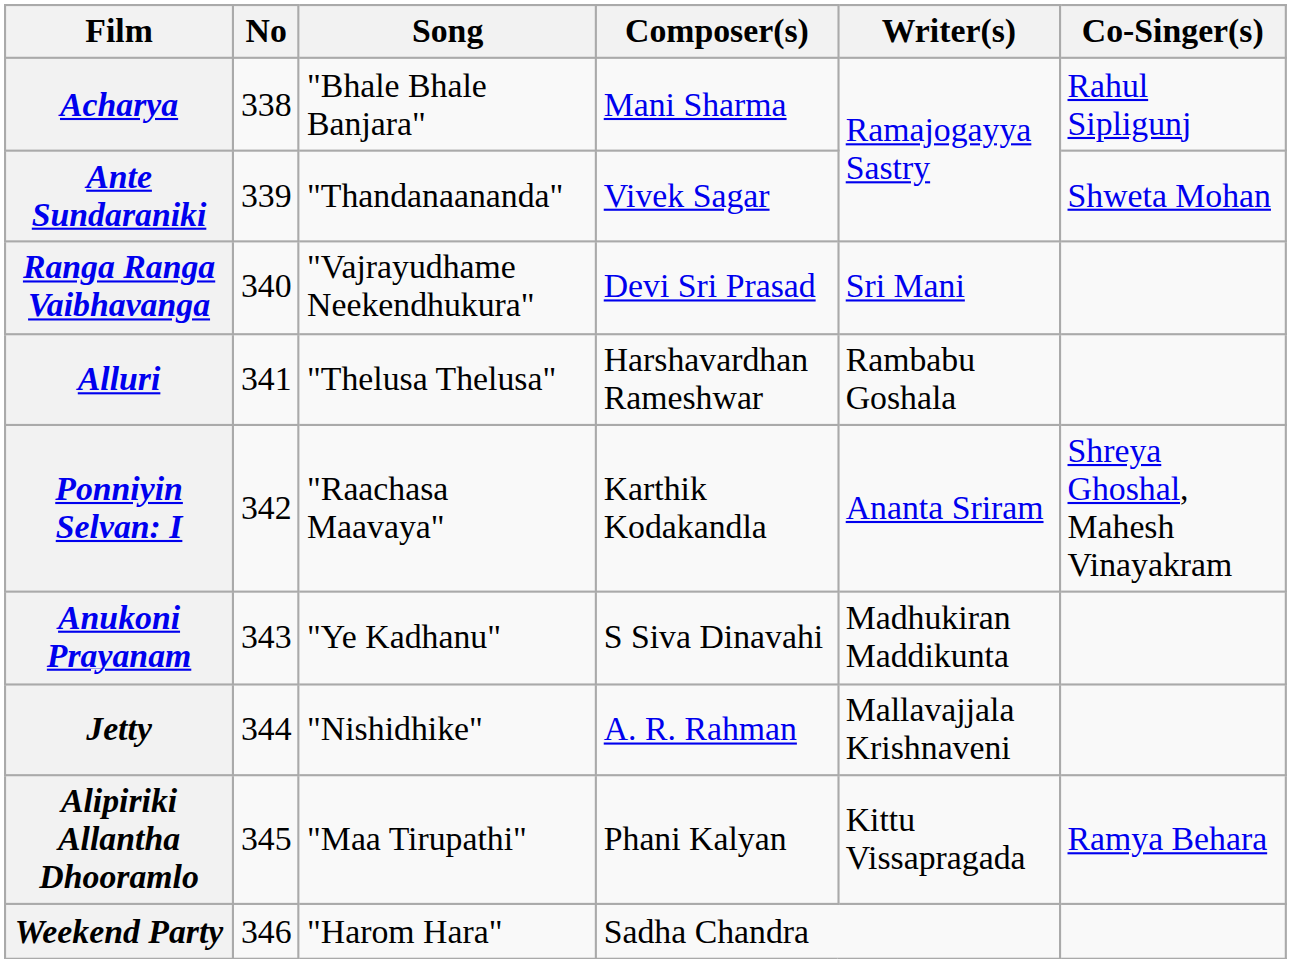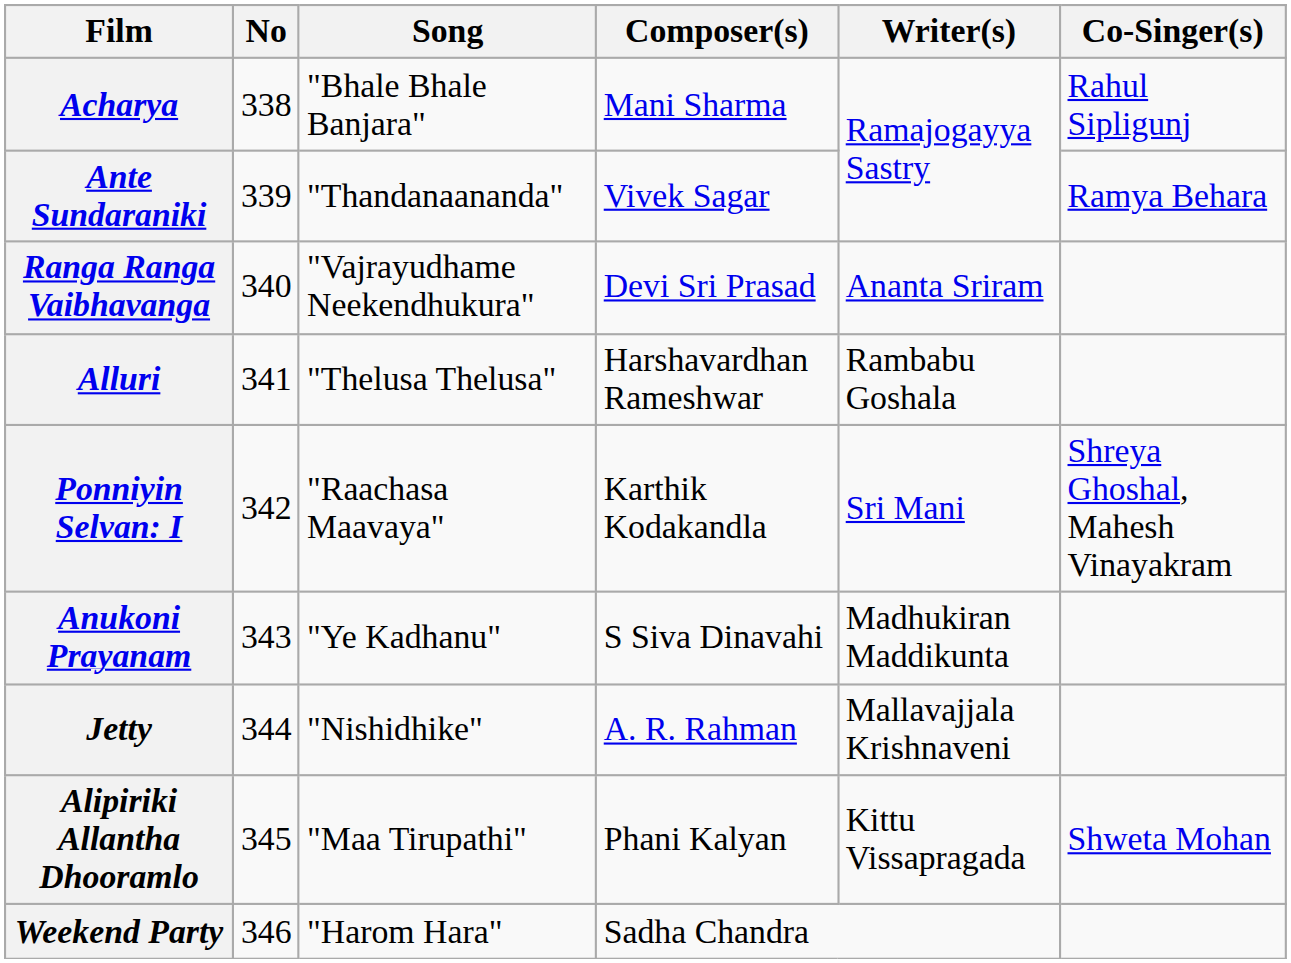(1169, 195) Shweta Mohan -> (1167, 195) Ramya Behara
(905, 286) Sri Mani -> (945, 286) Ananta Sriram
(945, 507) Ananta Sriram -> (905, 507) Sri Mani
(1167, 839) Ramya Behara -> (1169, 839) Shweta Mohan
